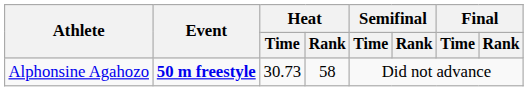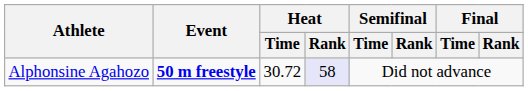(282, 72) 30.73 -> (282, 72) 30.72
(327, 72) no background -> (327, 72) lavender background
